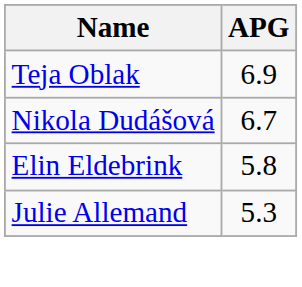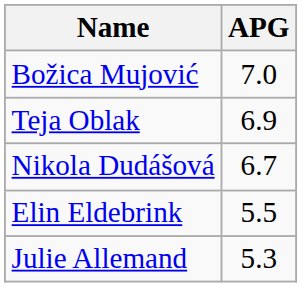+ row: (105, 73)
(259, 166) 5.8 -> (259, 212) 5.5
